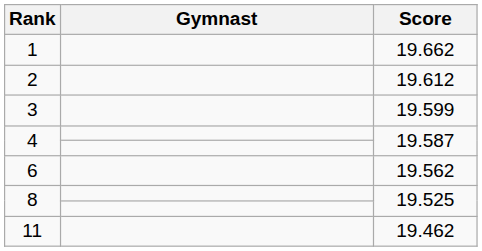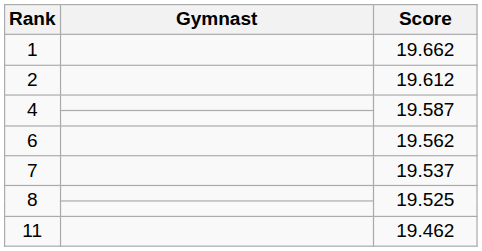- row: (32, 110)
+ row: (32, 170)
